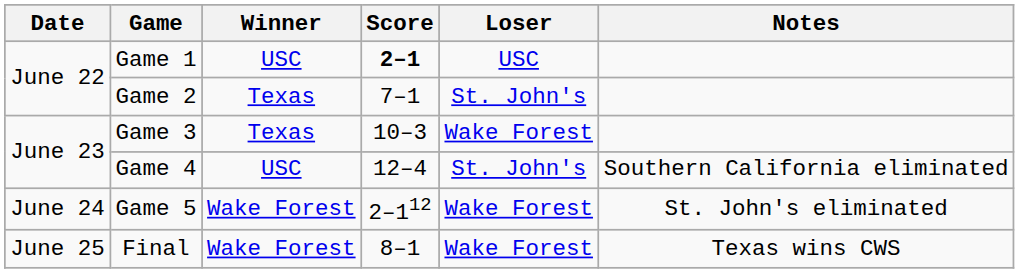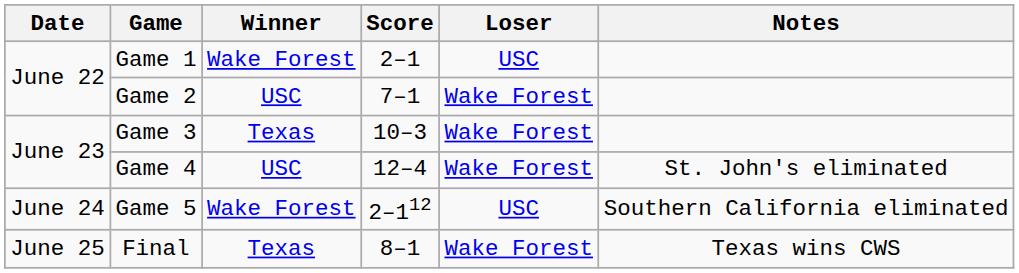(281, 60) USC -> (281, 60) Wake Forest
(400, 60) bold -> (400, 60) normal
(281, 97) Texas -> (281, 97) USC
(519, 97) St. John's -> (519, 97) Wake Forest
(519, 170) St. John's -> (519, 170) Wake Forest
(806, 170) Southern California eliminated -> (806, 170) St. John's eliminated
(519, 209) Wake Forest -> (519, 209) USC
(806, 209) St. John's eliminated -> (806, 209) Southern California eliminated
(281, 249) Wake Forest -> (281, 249) Texas
